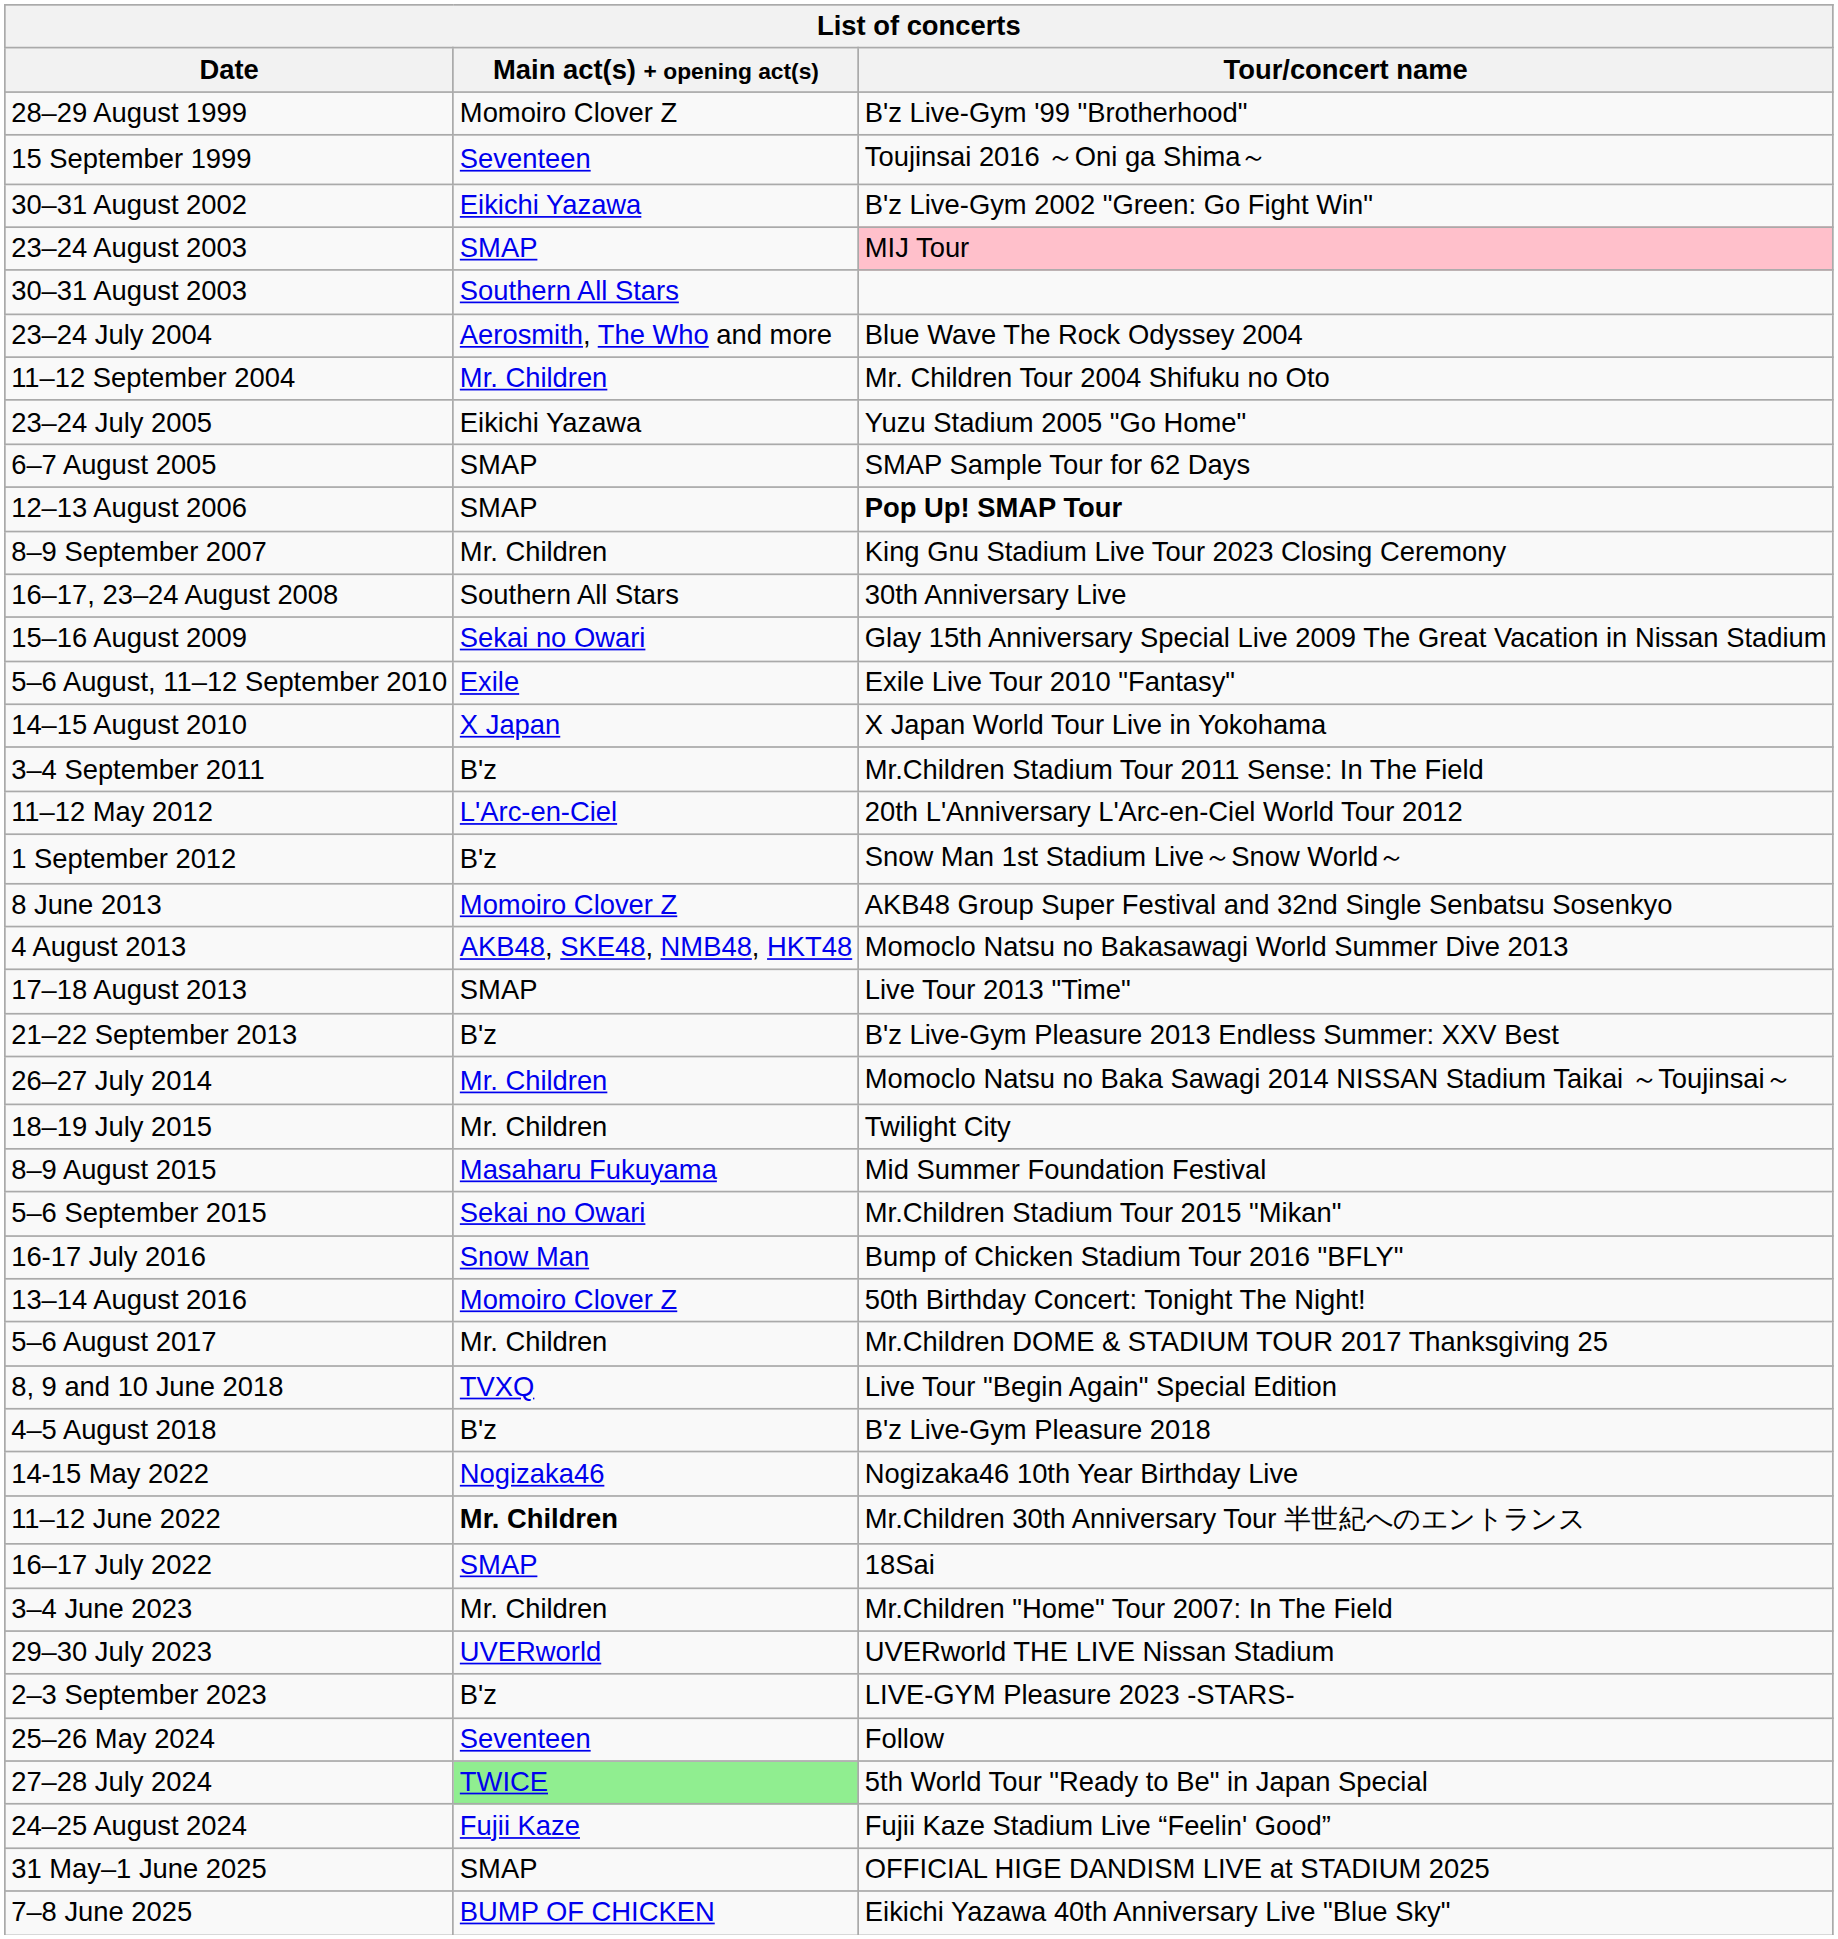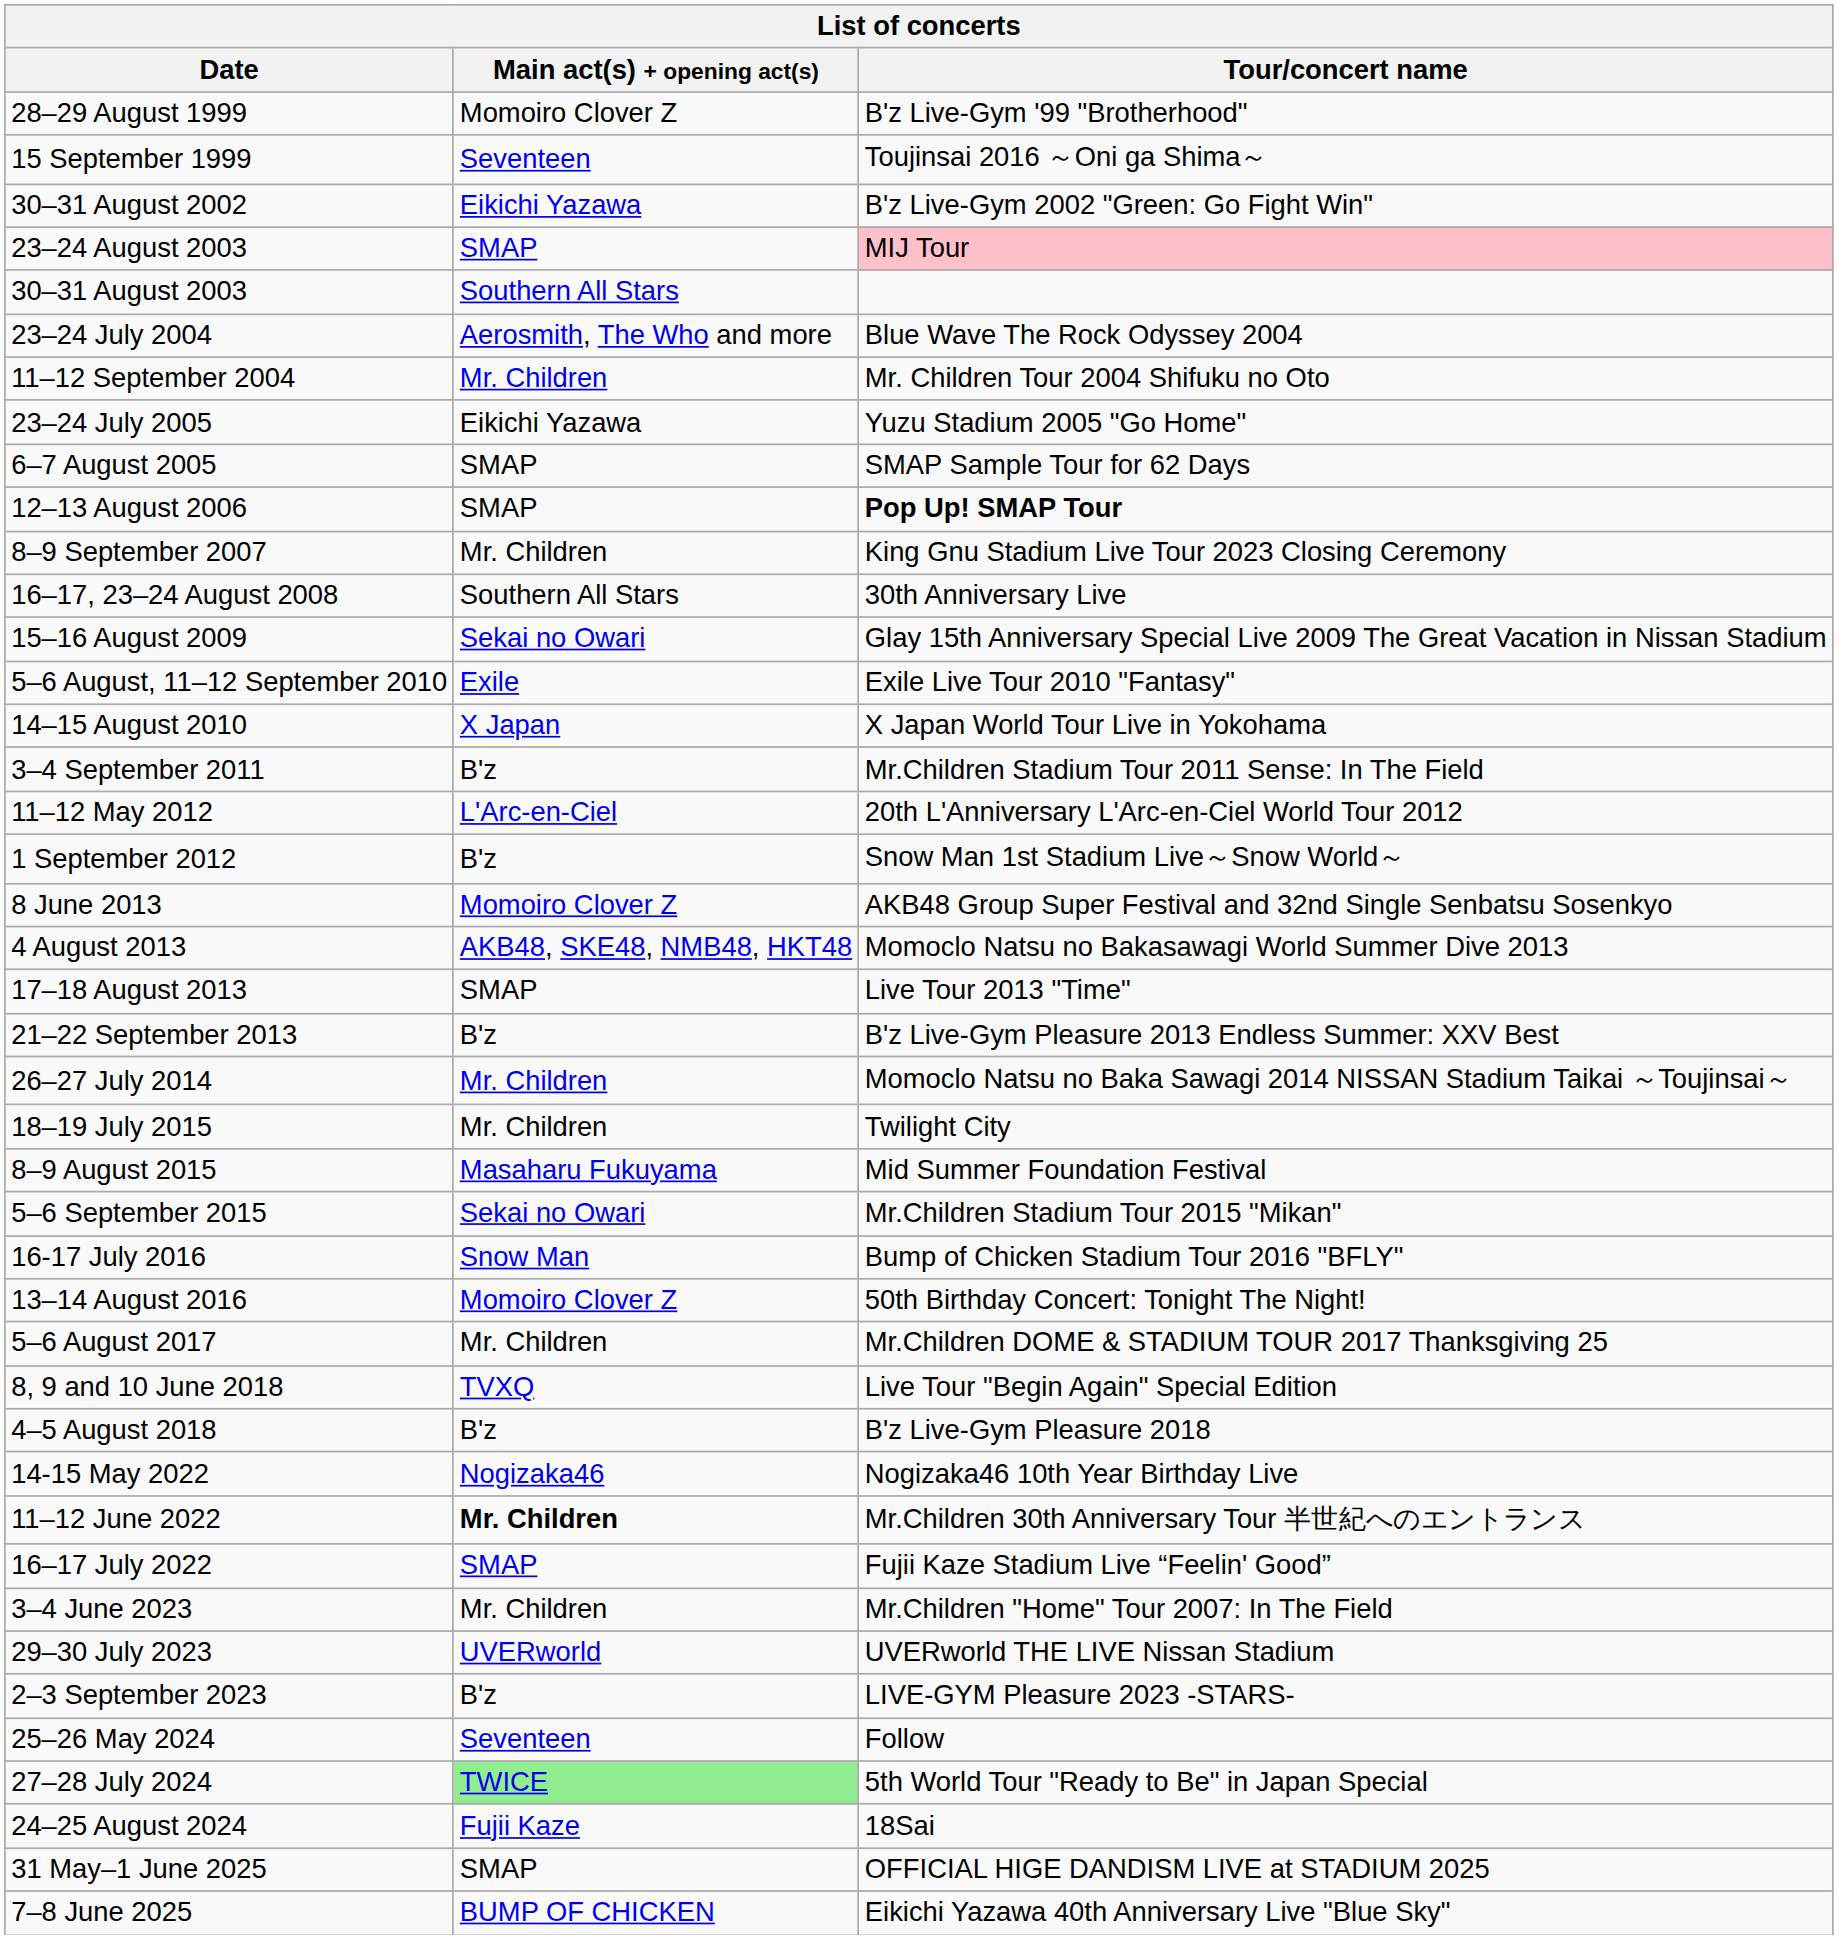(900, 1565) 18Sai -> (1098, 1565) Fujii Kaze Stadium Live “Feelin' Good”
(1098, 1825) Fujii Kaze Stadium Live “Feelin' Good” -> (900, 1825) 18Sai
